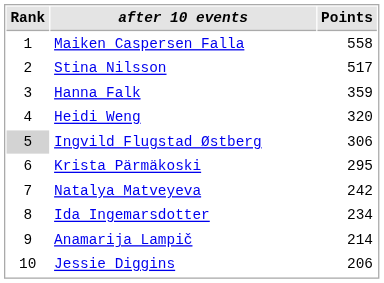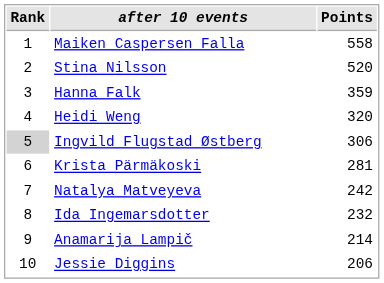(360, 68) 517 -> (360, 68) 520
(360, 167) 295 -> (360, 167) 281
(360, 216) 234 -> (360, 216) 232
